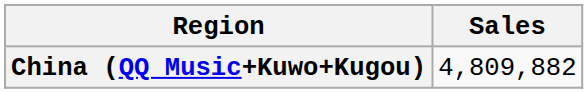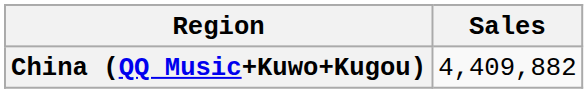(507, 68) 4,809,882 -> (507, 68) 4,409,882
